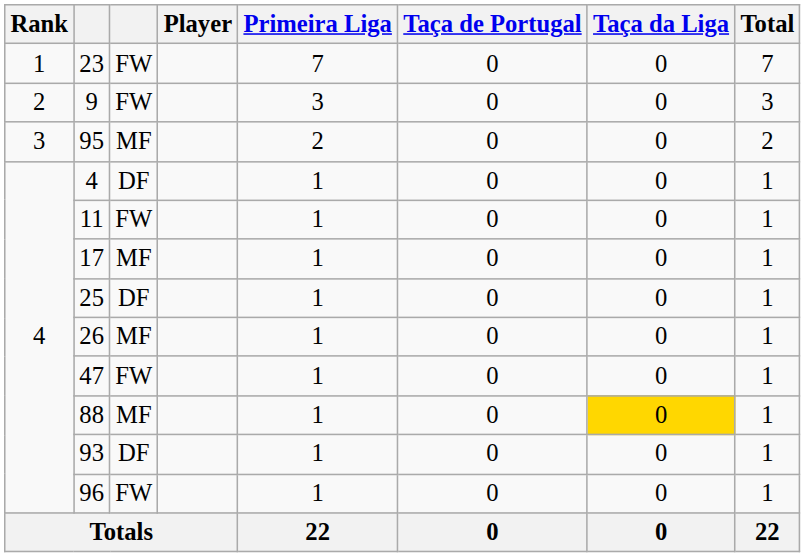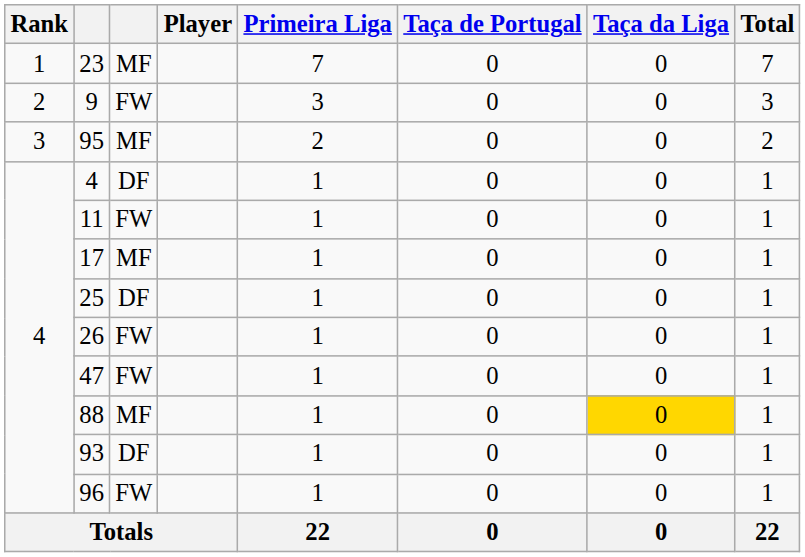(134, 63) FW -> (134, 63) MF
(134, 336) MF -> (134, 336) FW
